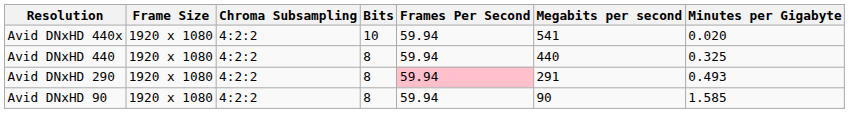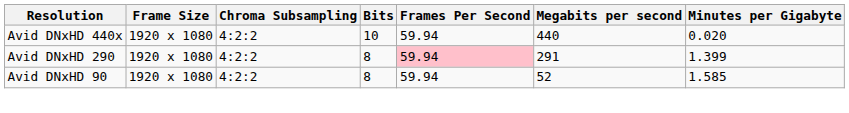(548, 36) 541 -> (548, 36) 440
- row: (61, 56)
(707, 77) 0.493 -> (707, 56) 1.399
(544, 98) 90 -> (544, 77) 52
